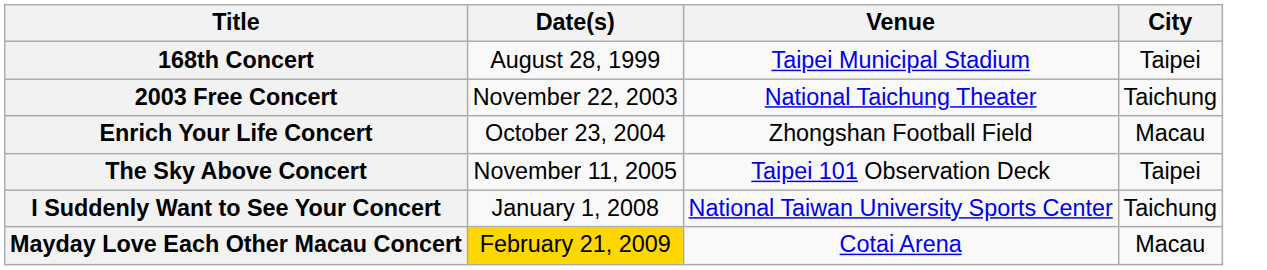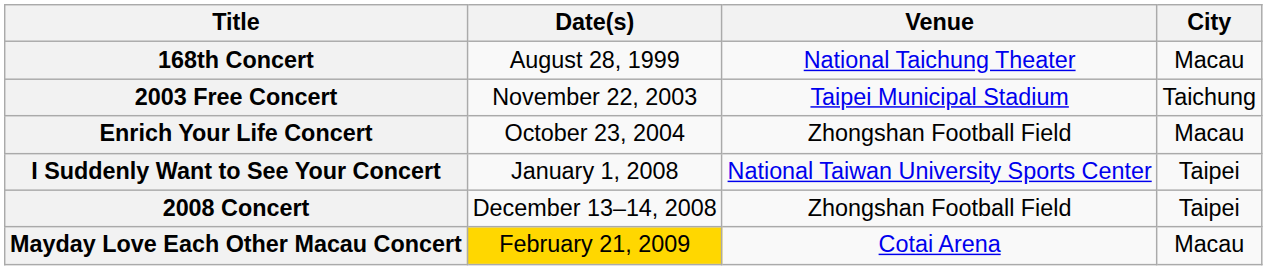(901, 60) Taipei Municipal Stadium -> (940, 60) National Taichung Theater
(1170, 60) Taipei -> (1209, 60) Macau
(901, 97) National Taichung Theater -> (940, 97) Taipei Municipal Stadium
- row: (236, 171)
(1170, 208) Taichung -> (1209, 171) Taipei
+ row: (236, 208)
